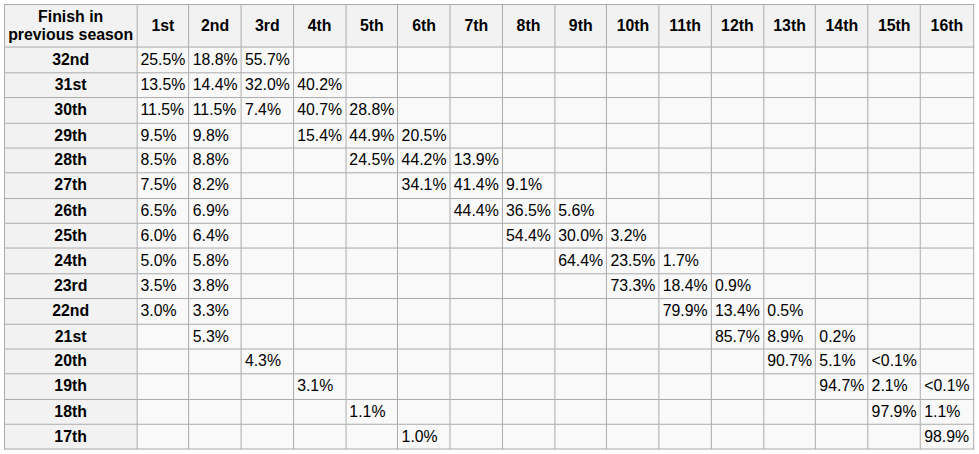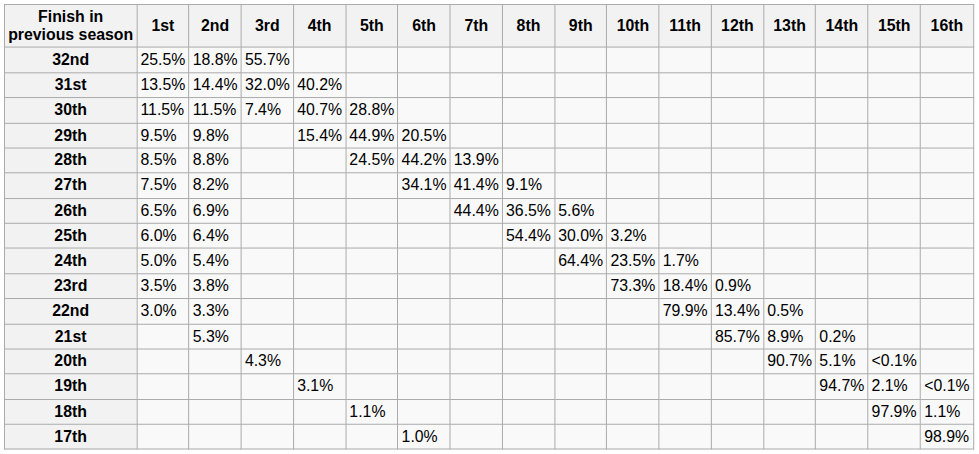(211, 260) 5.8% -> (211, 260) 5.4%
